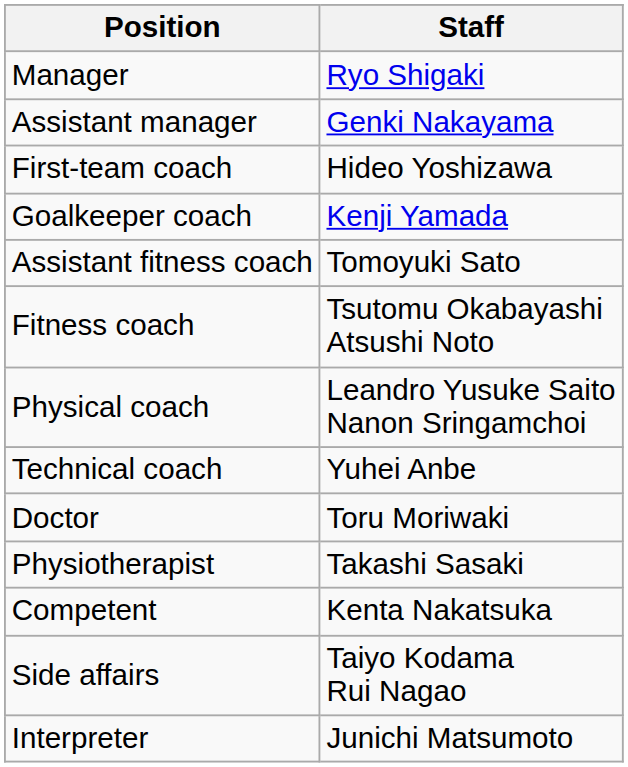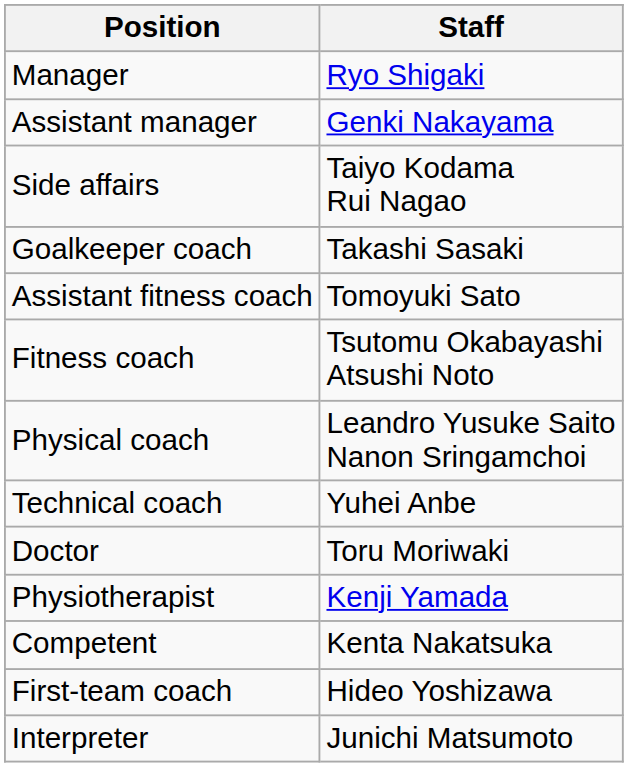rows swapped: (122, 168) <-> (86, 674)
(417, 215) Kenji Yamada -> (425, 249) Takashi Sasaki
(425, 564) Takashi Sasaki -> (417, 597) Kenji Yamada
